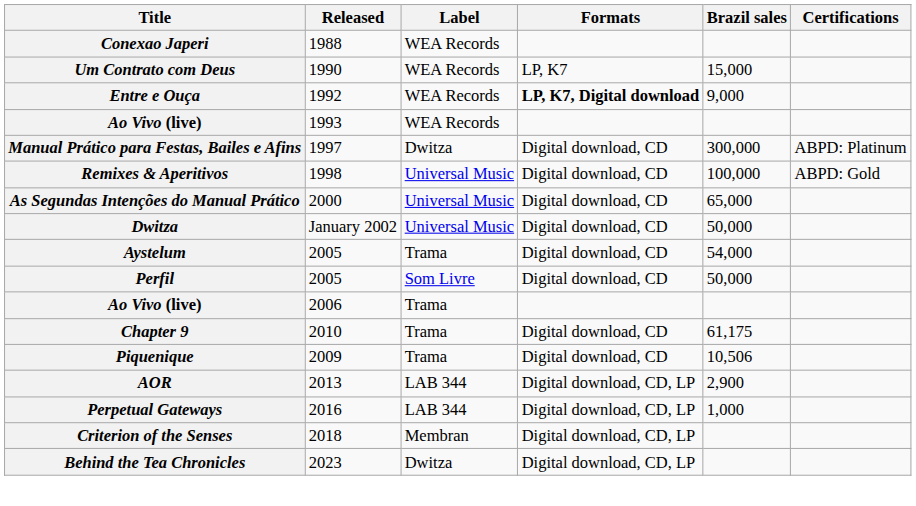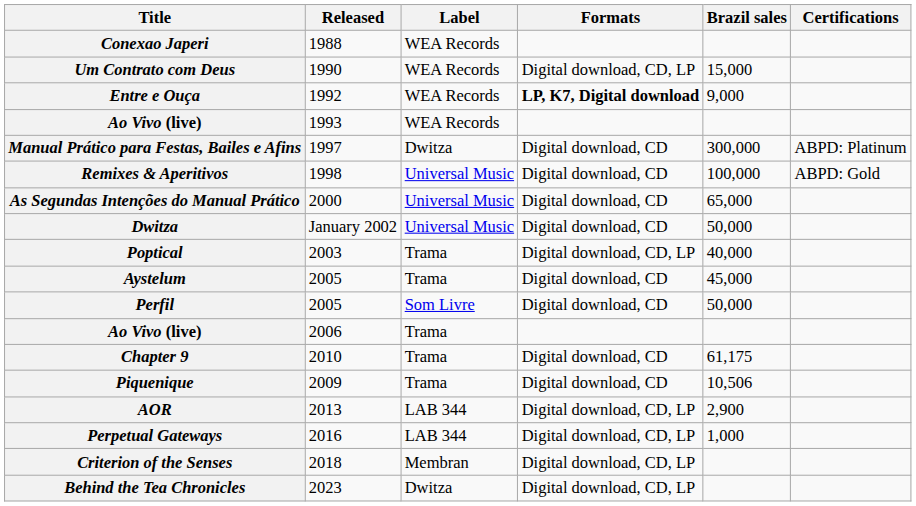(545, 69) LP, K7 -> (608, 69) Digital download, CD, LP
+ row: (155, 252)
(729, 252) 54,000 -> (729, 278) 45,000
